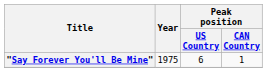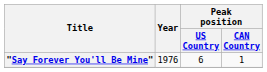(168, 60) 1975 -> (168, 60) 1976
